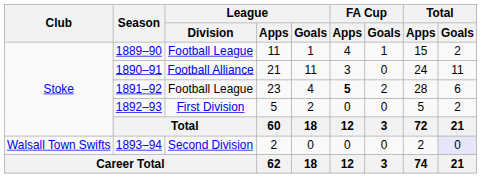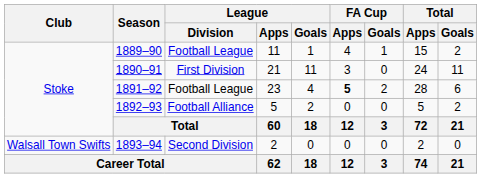(211, 70) Football Alliance -> (211, 70) First Division
(211, 107) First Division -> (211, 107) Football Alliance
(457, 145) lavender background -> (457, 145) no background
